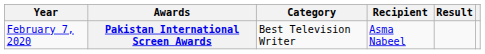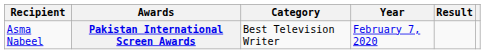columns swapped: (46, 13) <-> (400, 13)
